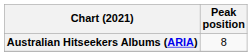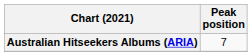(224, 42) 8 -> (224, 42) 7
